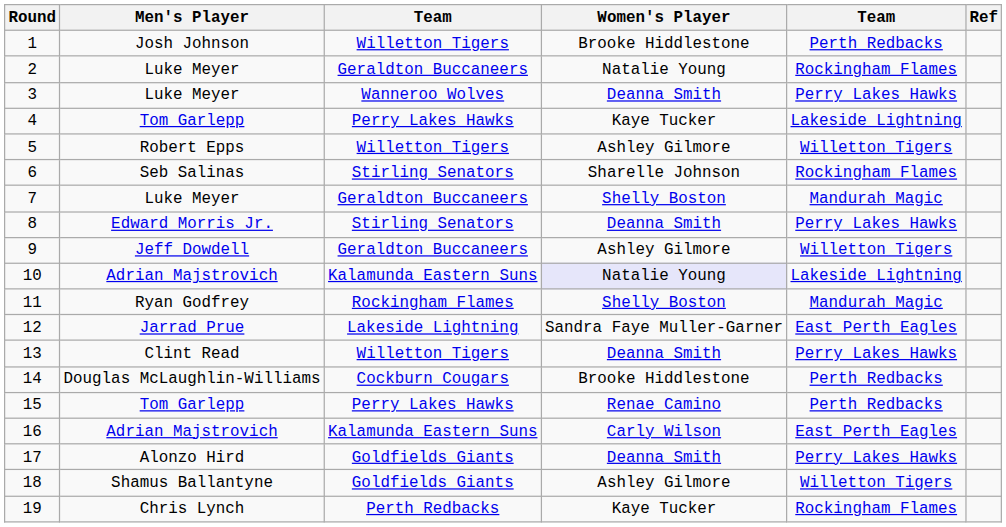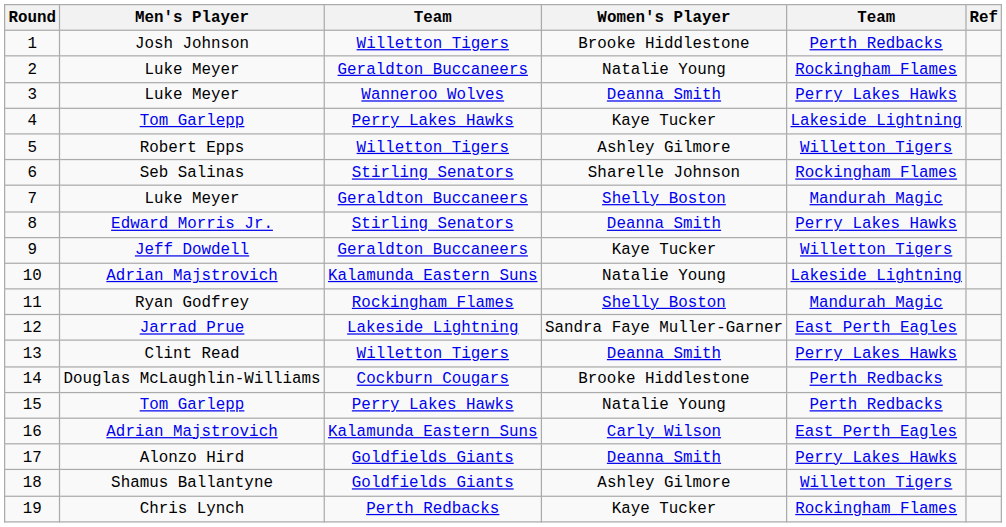(664, 250) Ashley Gilmore -> (664, 250) Kaye Tucker
(664, 276) lavender background -> (664, 276) no background
(664, 405) Renae Camino -> (664, 405) Natalie Young
